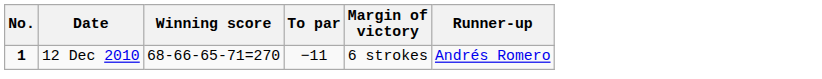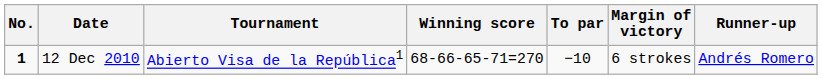+ column: (275, 25)
(314, 58) −11 -> (577, 60) −10
